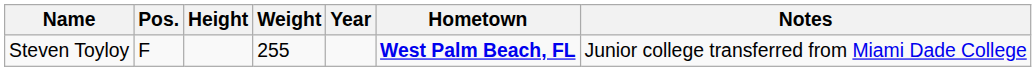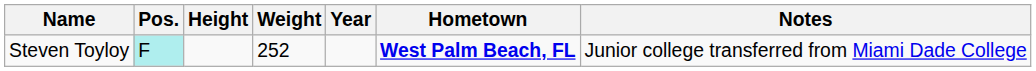(144, 50) no background -> (144, 50) paleturquoise background
(273, 50) 255 -> (273, 50) 252
